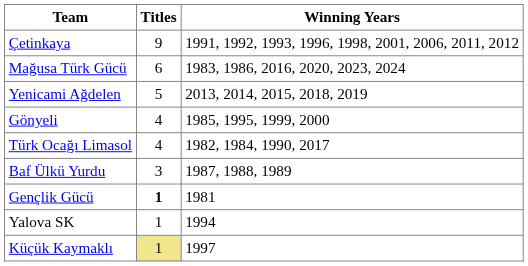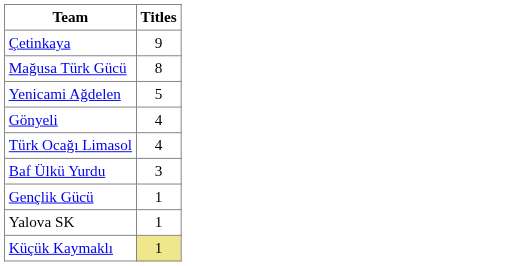- column: (352, 17)
(159, 68) 6 -> (159, 68) 8
(159, 196) bold -> (159, 196) normal
